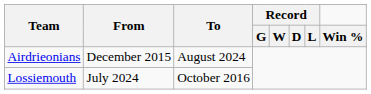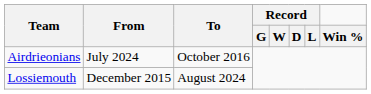(129, 57) December 2015 -> (113, 57) July 2024
(211, 57) August 2024 -> (214, 57) October 2016
(113, 78) July 2024 -> (129, 78) December 2015
(214, 78) October 2016 -> (211, 78) August 2024
